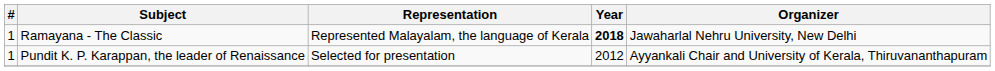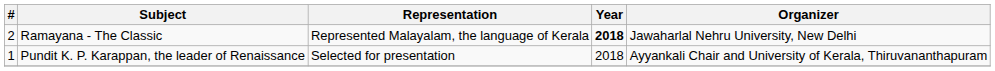(11, 35) 1 -> (11, 35) 2
(609, 55) 2012 -> (609, 55) 2018
